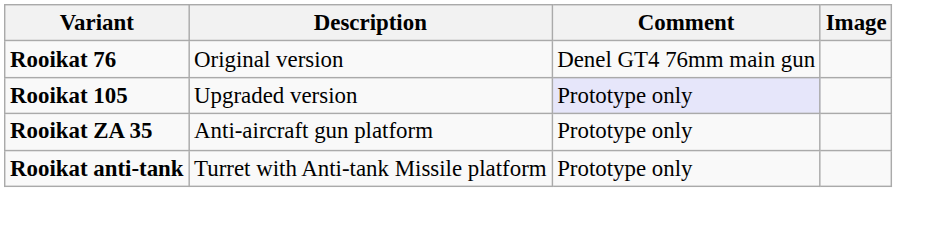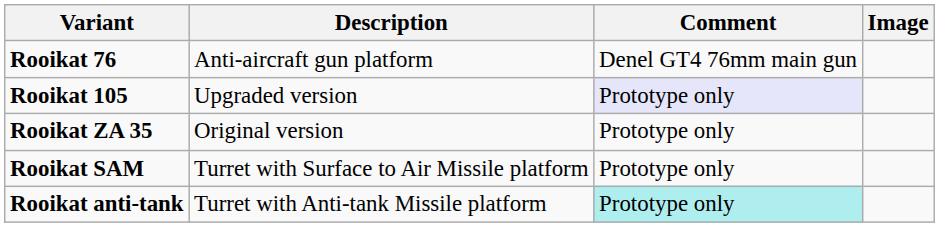(269, 58) Original version -> (314, 58) Anti-aircraft gun platform
(314, 131) Anti-aircraft gun platform -> (269, 131) Original version
+ row: (77, 167)
(625, 167) no background -> (667, 204) paleturquoise background
